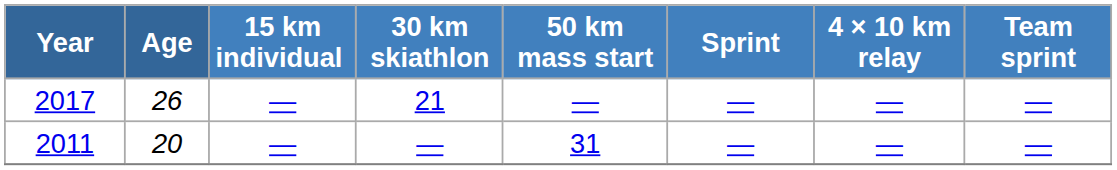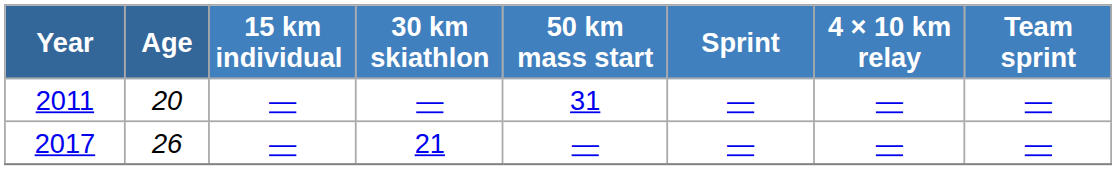rows swapped: (65, 143) <-> (65, 100)
